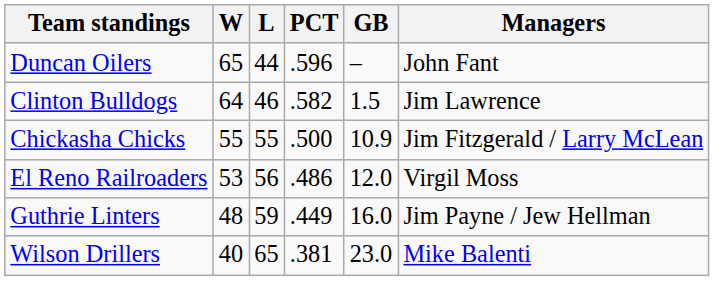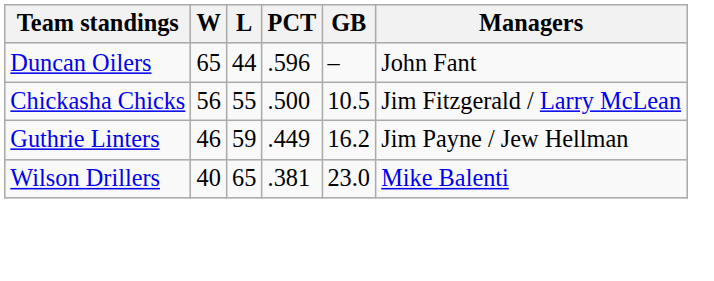- row: (94, 100)
(231, 139) 55 -> (209, 100) 56
(371, 139) 10.9 -> (349, 100) 10.5
- row: (109, 178)
(231, 216) 48 -> (209, 139) 46
(371, 216) 16.0 -> (349, 139) 16.2
